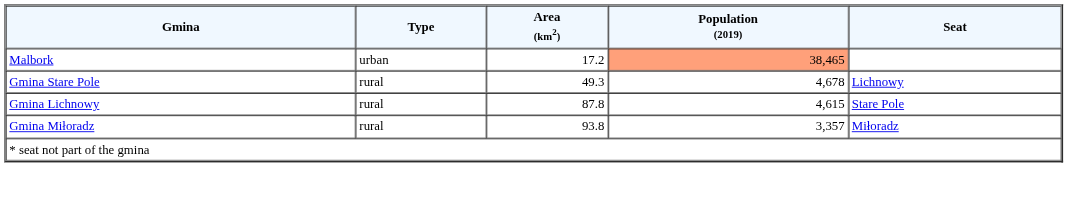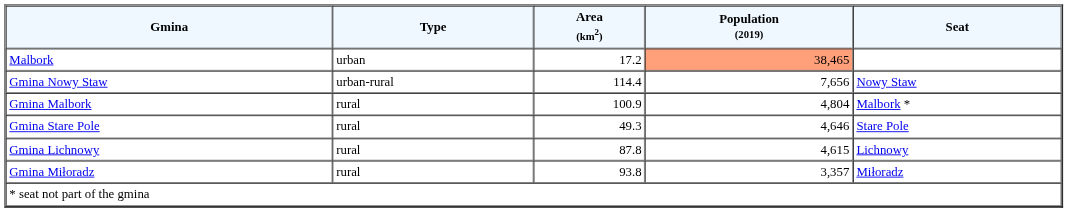+ row: (58, 81)
+ row: (50, 104)
(830, 81) 4,678 -> (835, 126) 4,646
(878, 81) Lichnowy -> (883, 126) Stare Pole
(878, 104) Stare Pole -> (882, 149) Lichnowy
